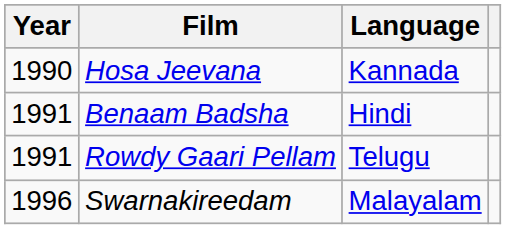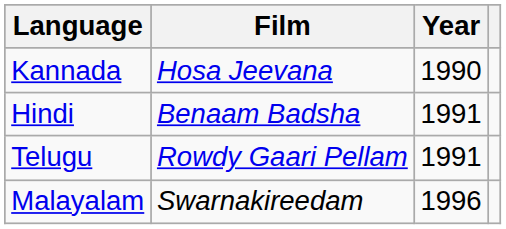columns swapped: (42, 26) <-> (415, 26)
